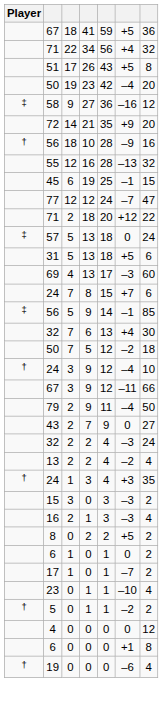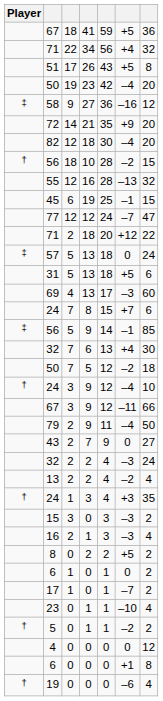+ row: (53, 142)
(127, 144) –9 -> (127, 162) –2
(149, 144) 16 -> (149, 162) 15
